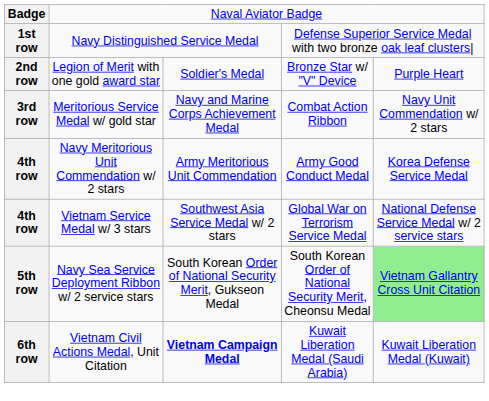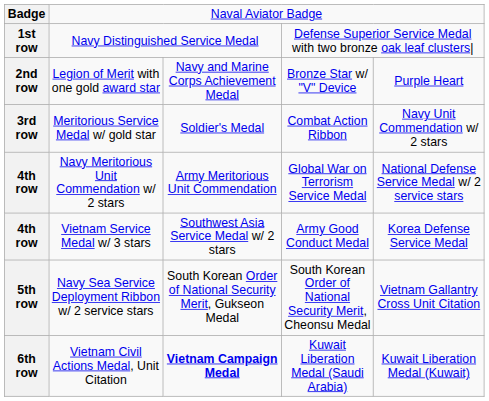(222, 74) Soldier's Medal -> (222, 81) Navy and Marine Corps Achievement Medal
(222, 114) Navy and Marine Corps Achievement Medal -> (222, 128) Soldier's Medal
(327, 168) Army Good Conduct Medal -> (327, 182) Global War on Terrorism Service Medal
(429, 168) Korea Defense Service Medal -> (429, 182) National Defense Service Medal w/ 2 service stars
(327, 222) Global War on Terrorism Service Medal -> (327, 236) Army Good Conduct Medal
(429, 222) National Defense Service Medal w/ 2 service stars -> (429, 236) Korea Defense Service Medal
(429, 283) lightgreen background -> (429, 297) no background
